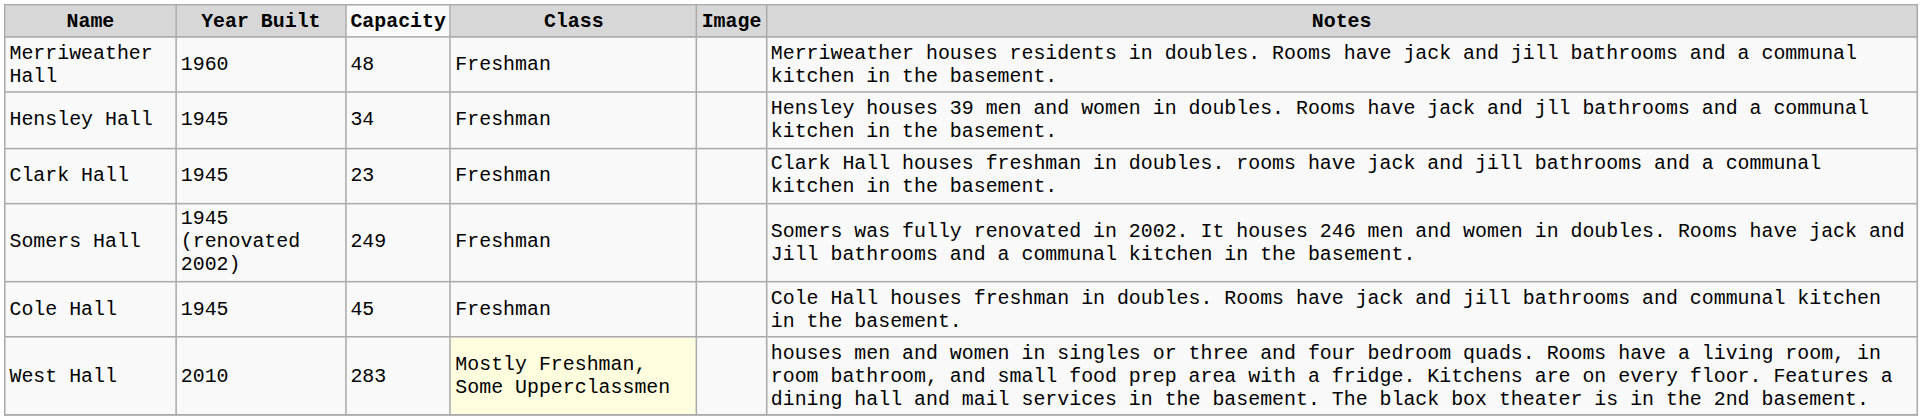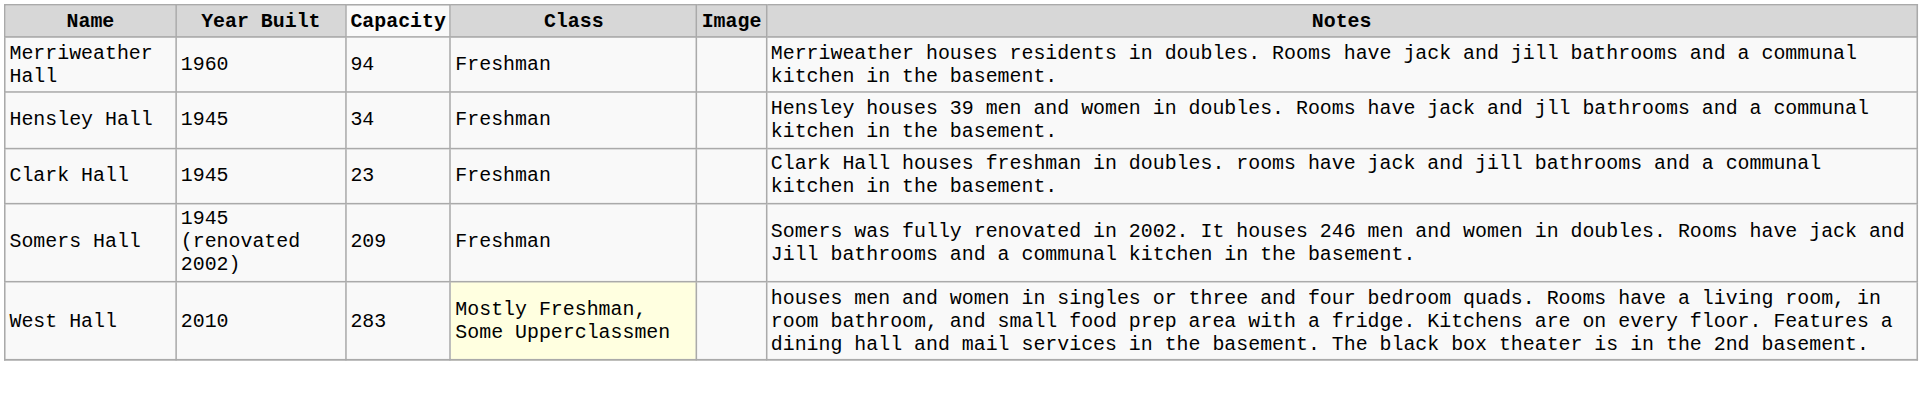(362, 65) 48 -> (362, 65) 94
(368, 242) 249 -> (368, 242) 209
- row: (63, 309)
